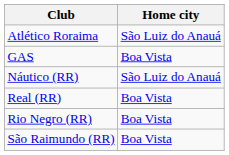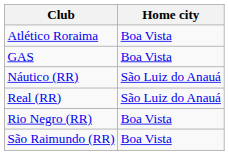(171, 35) São Luiz do Anauá -> (146, 35) Boa Vista
(146, 98) Boa Vista -> (171, 98) São Luiz do Anauá
